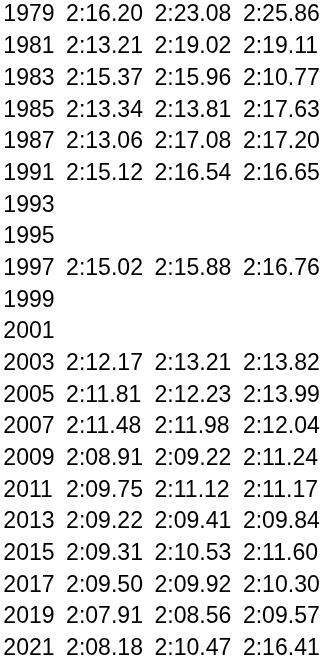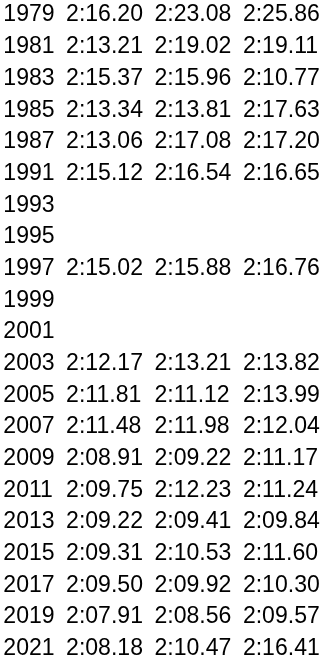(193, 394) 2:12.23 -> (192, 394) 2:11.12
(280, 457) 2:11.24 -> (280, 457) 2:11.17
(192, 489) 2:11.12 -> (193, 489) 2:12.23
(280, 489) 2:11.17 -> (280, 489) 2:11.24
